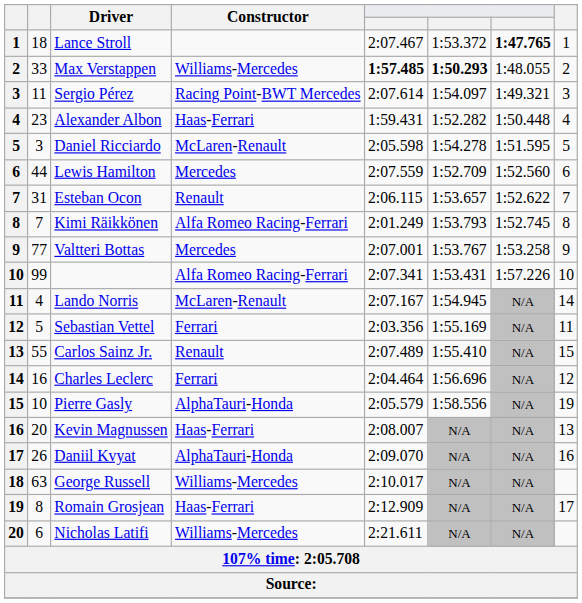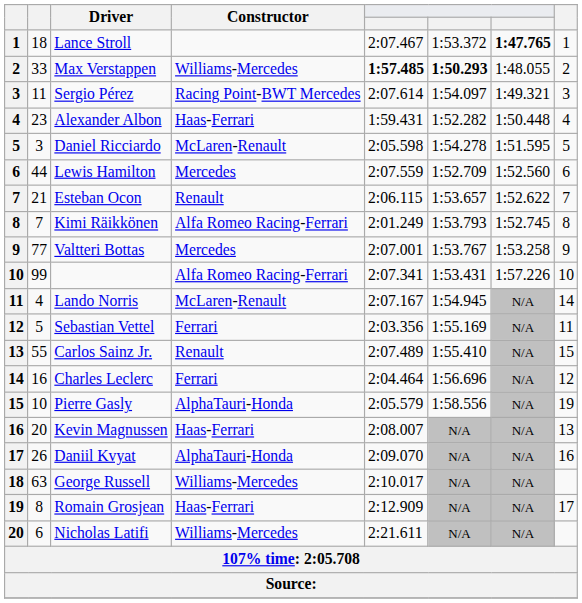(39, 197) 31 -> (39, 197) 21
